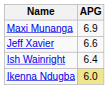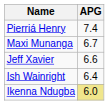+ row: (36, 28)
(91, 28) 6.9 -> (91, 44) 6.7
